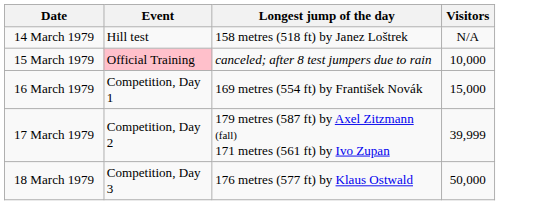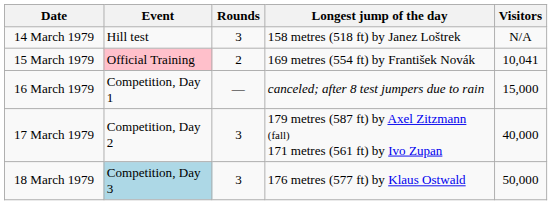+ column: (238, 15)
(323, 59) canceled; after 8 test jumpers due to rain -> (371, 59) 169 metres (554 ft) by František Novák
(468, 59) 10,000 -> (520, 59) 10,041
(319, 89) 169 metres (554 ft) by František Novák -> (376, 89) canceled; after 8 test jumpers due to rain
(468, 135) 39,999 -> (520, 135) 40,000
(154, 180) no background -> (154, 180) lightblue background
